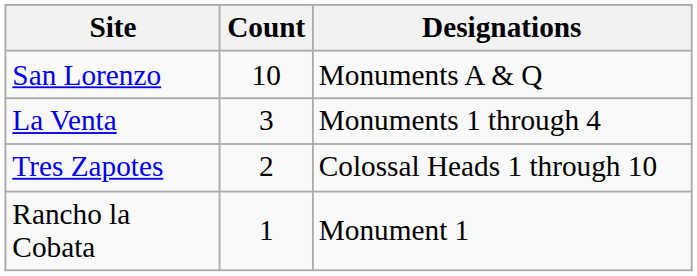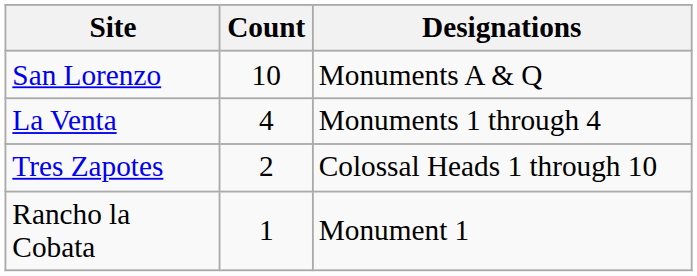(266, 120) 3 -> (266, 120) 4
